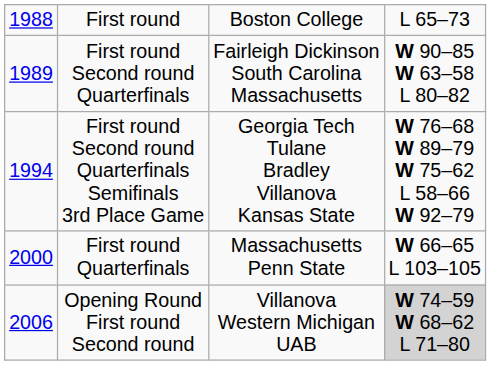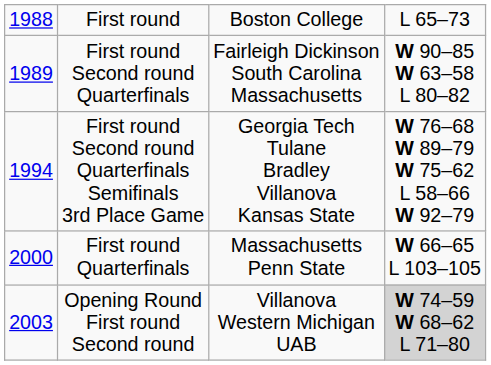(31, 322) 2006 -> (31, 322) 2003
